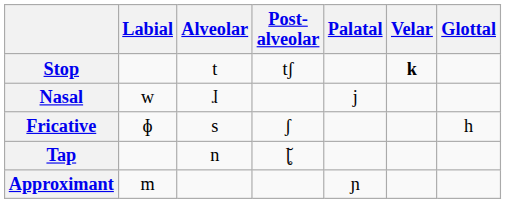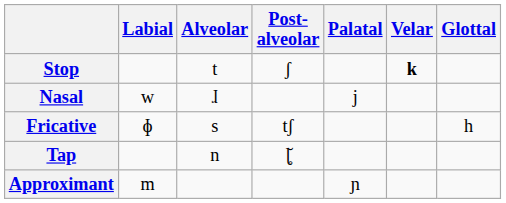(288, 68) tʃ -> (288, 68) ʃ
(288, 126) ʃ -> (288, 126) tʃ
